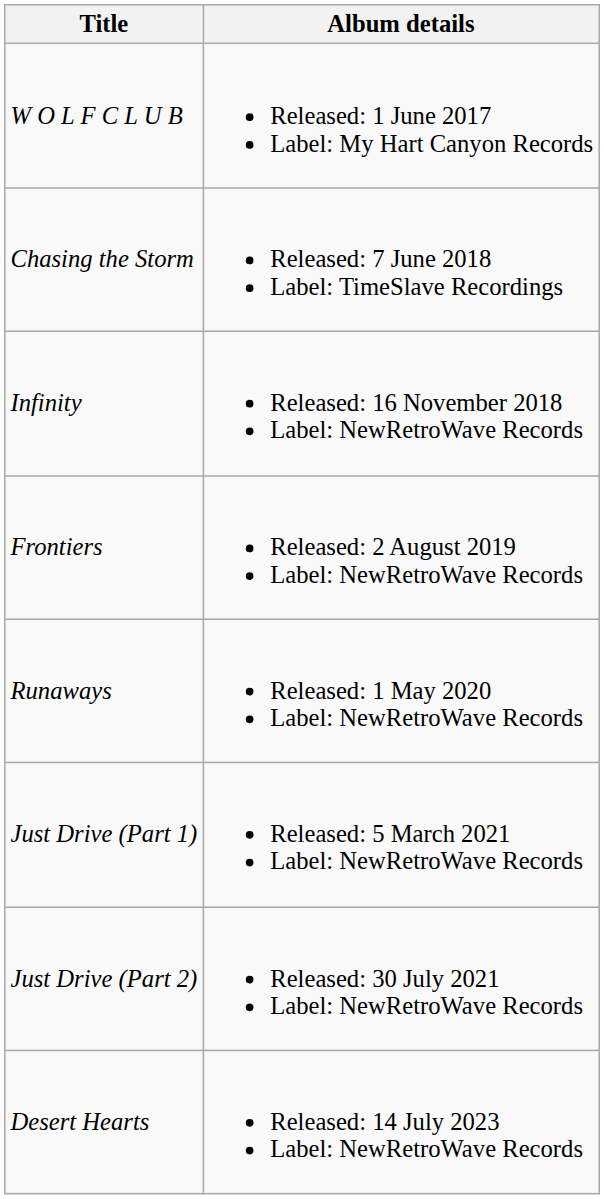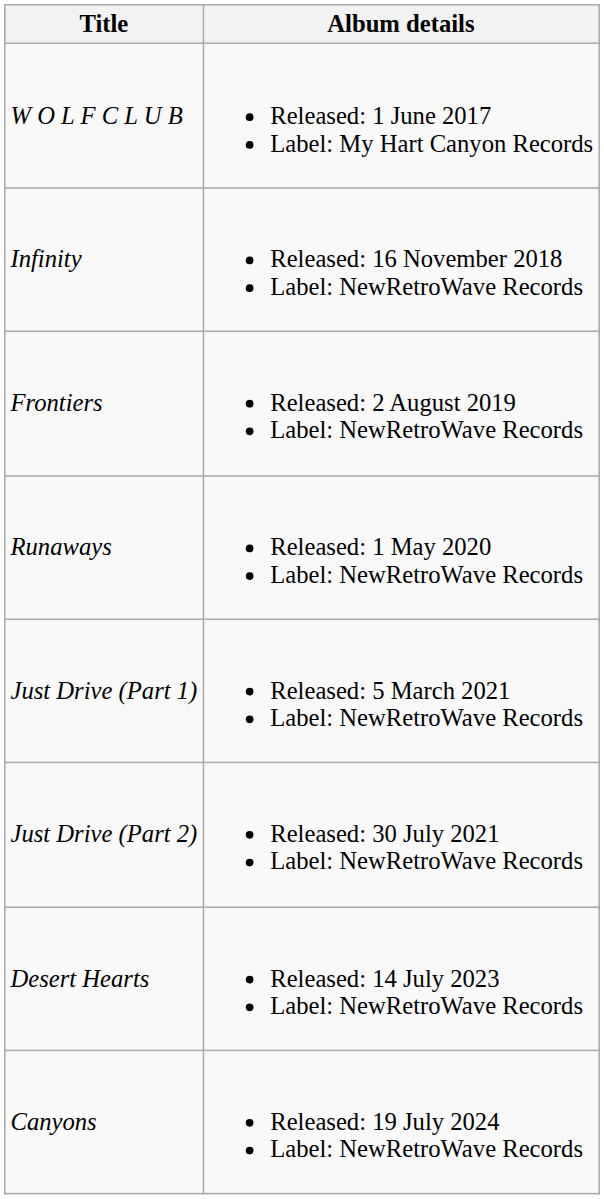- row: (102, 259)
+ row: (54, 1122)
